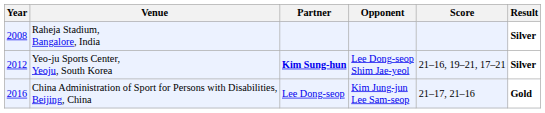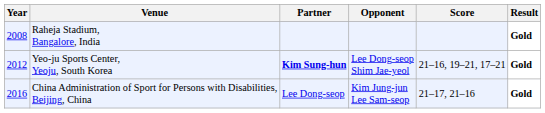(523, 36) Silver -> (521, 36) Gold
(523, 65) Silver -> (521, 65) Gold
